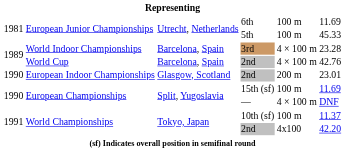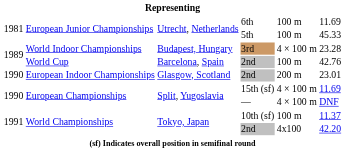(191, 48) Barcelona, Spain -> (195, 48) Budapest, Hungary
(297, 62) 4 × 100 m -> (289, 62) 100 m
(289, 89) 100 m -> (297, 89) 4 × 100 m
